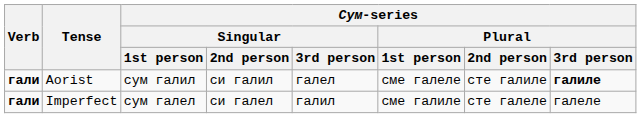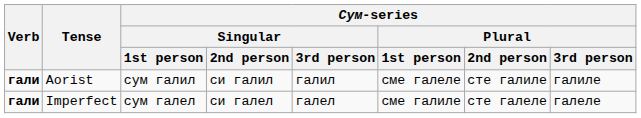(315, 80) галел -> (315, 80) галил
(577, 80) bold -> (577, 80) normal
(315, 102) галил -> (315, 102) галел
